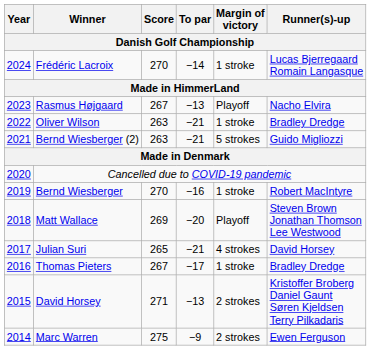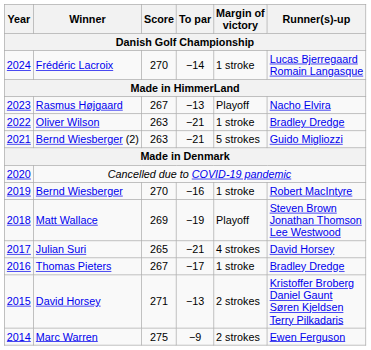(195, 220) −20 -> (195, 220) −19
